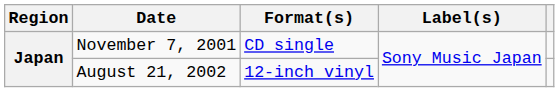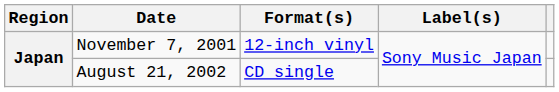(289, 45) CD single -> (309, 45) 12-inch vinyl
(309, 72) 12-inch vinyl -> (289, 72) CD single
